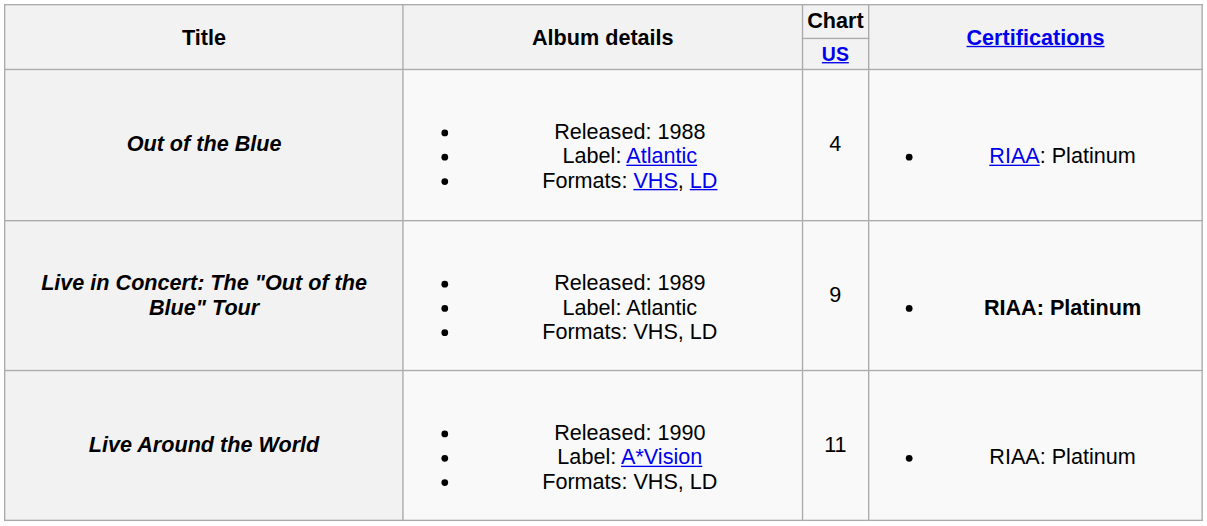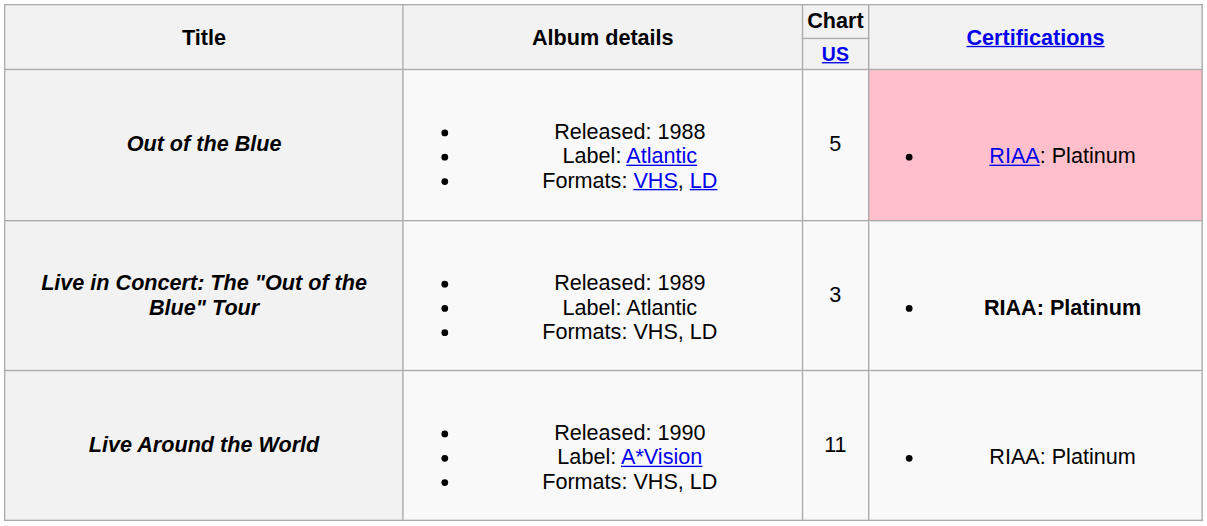(835, 144) 4 -> (835, 144) 5
(1036, 157) no background -> (1036, 157) pink background
(835, 295) 9 -> (835, 295) 3
